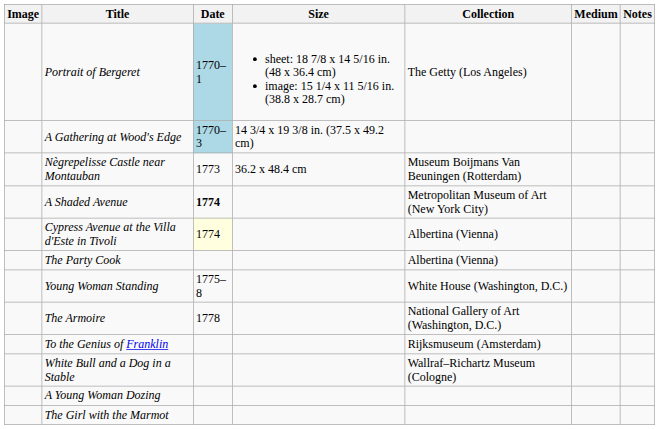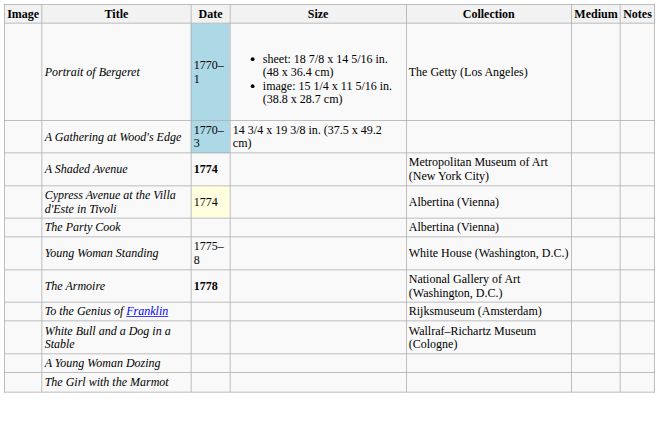- row: (105, 169)
(208, 318) normal -> (206, 285) bold
